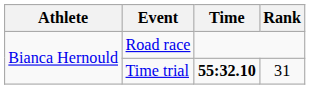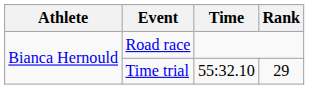(227, 71) bold -> (226, 71) normal
(282, 71) 31 -> (281, 71) 29
